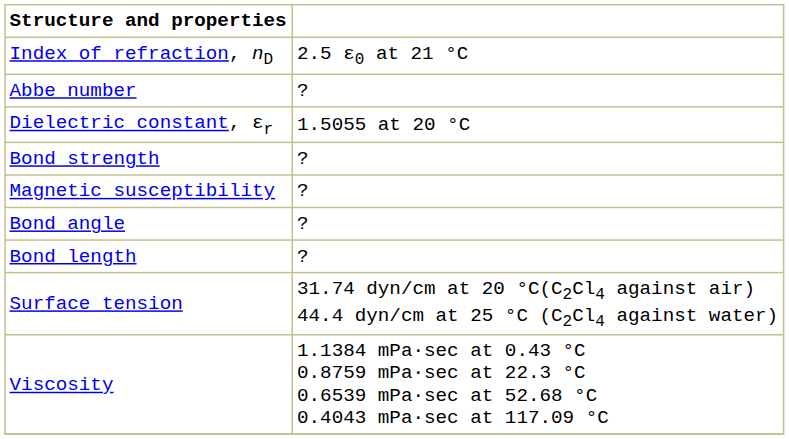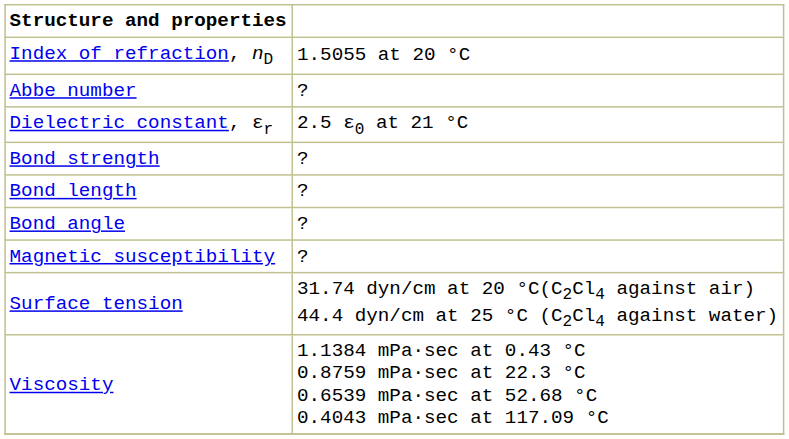(383, 55) 2.5 ε0 at 21 °C -> (384, 55) 1.5055 at 20 °C
(384, 124) 1.5055 at 20 °C -> (383, 124) 2.5 ε0 at 21 °C
rows swapped: (73, 257) <-> (142, 191)
